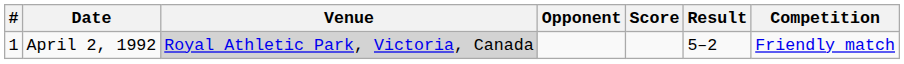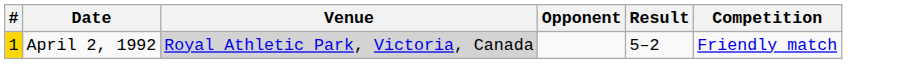- column: (654, 18)
(14, 45) no background -> (14, 45) gold background
